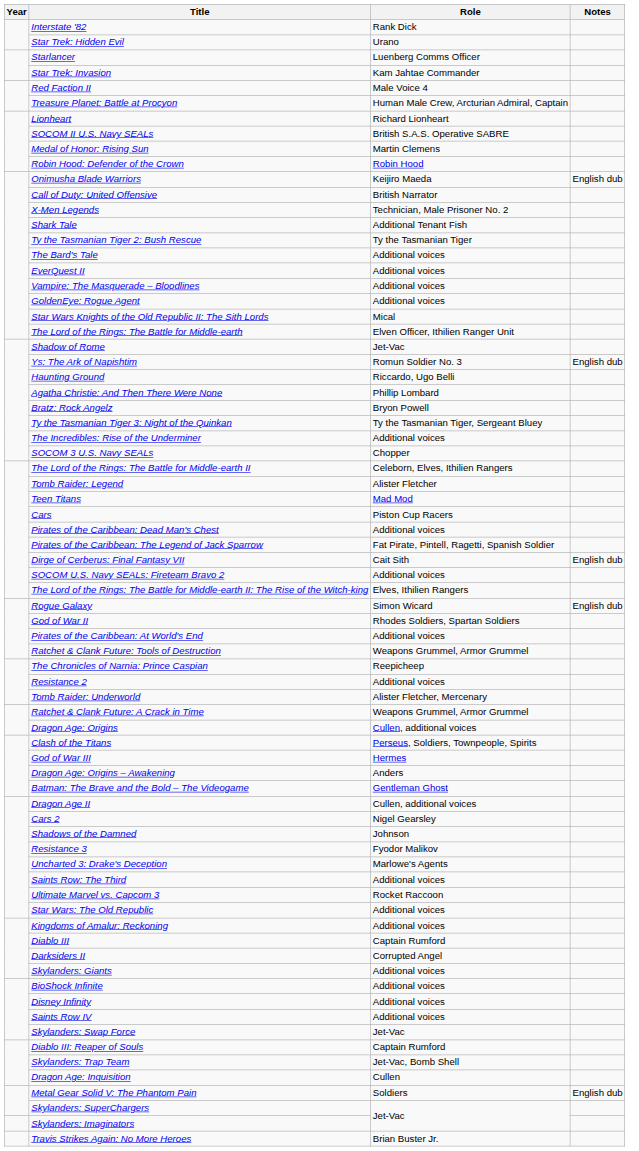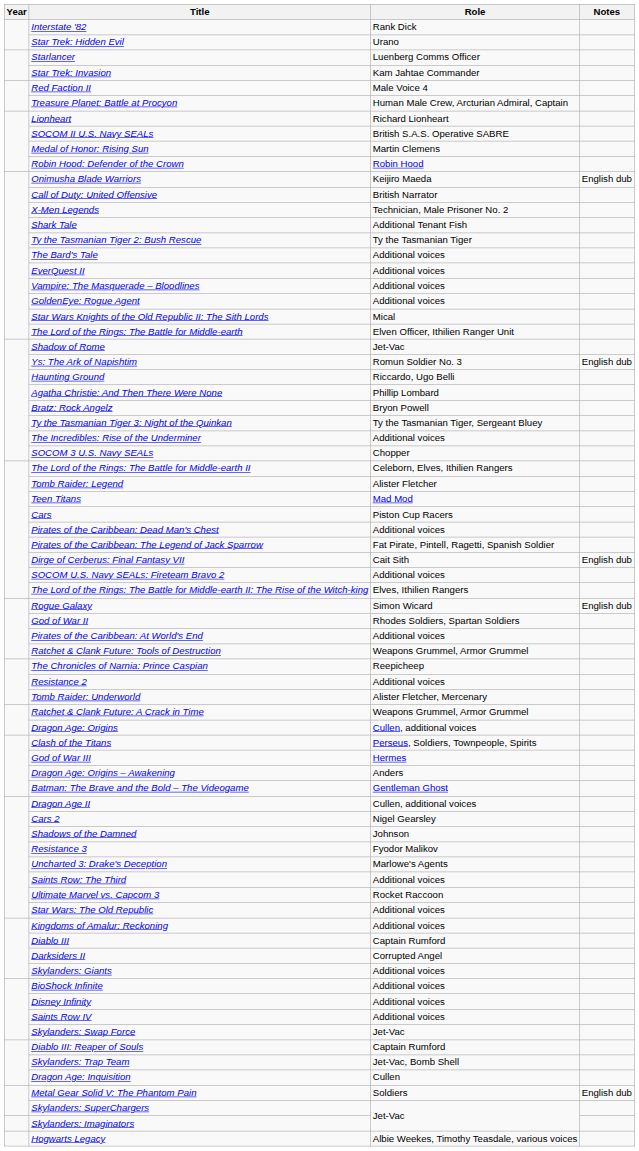- row: (111, 1138)
+ row: (68, 1138)
